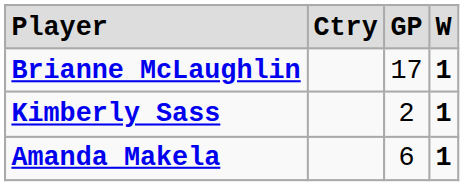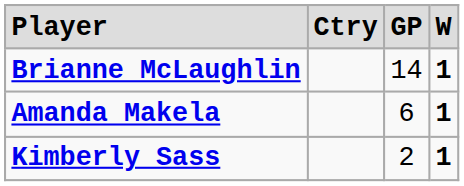(407, 70) 17 -> (407, 70) 14
rows swapped: (116, 158) <-> (116, 114)
